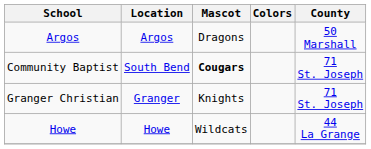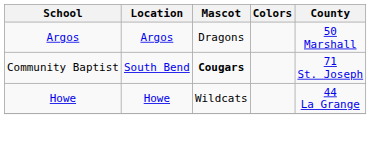- row: (63, 98)
